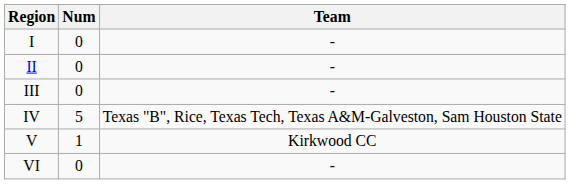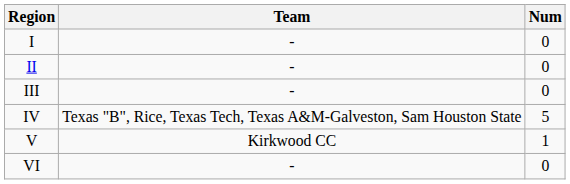columns swapped: (79, 16) <-> (332, 16)
